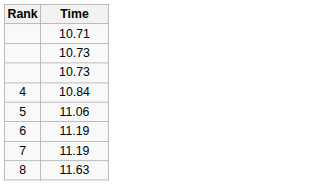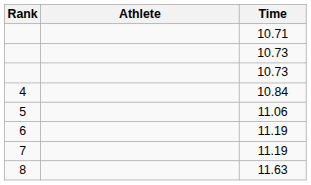+ column: (140, 14)
